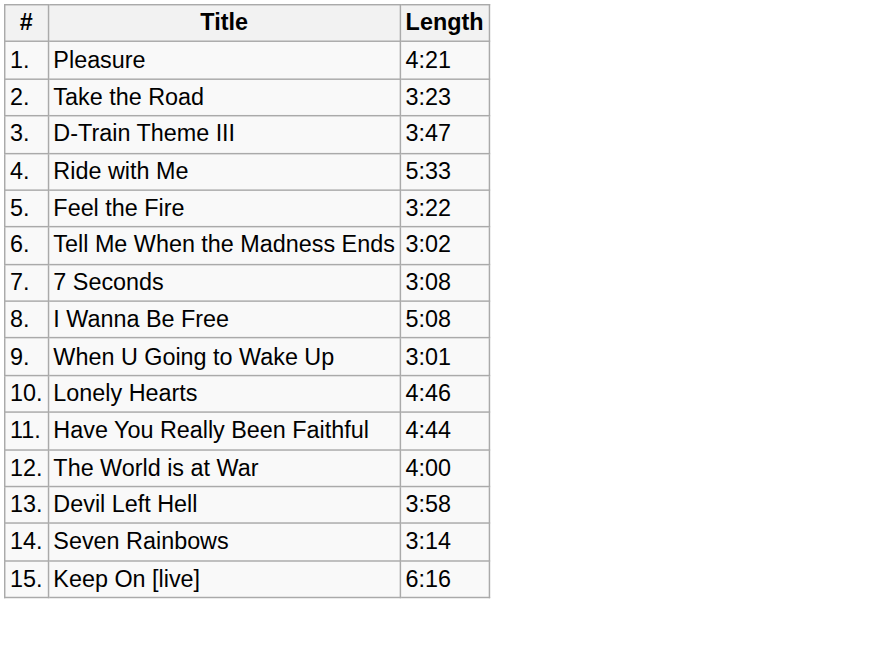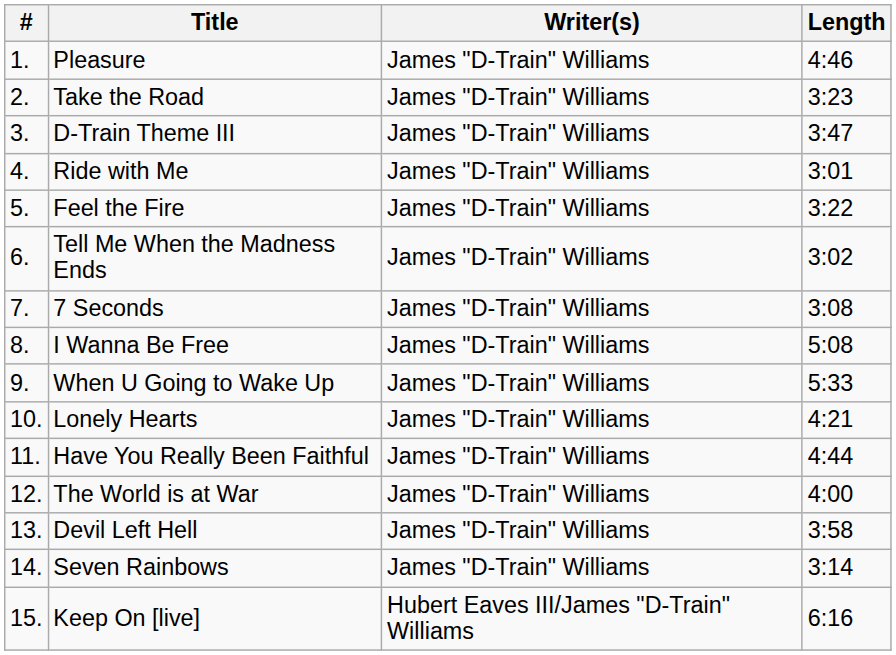+ column: (592, 23)
(428, 60) 4:21 -> (830, 60) 4:46
(428, 171) 5:33 -> (830, 171) 3:01
(428, 356) 3:01 -> (830, 382) 5:33
(428, 393) 4:46 -> (830, 419) 4:21
